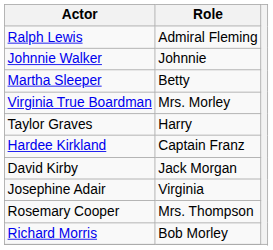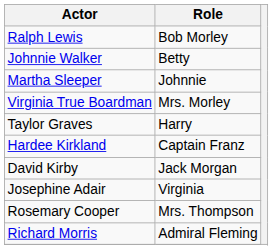(208, 37) Admiral Fleming -> (193, 37) Bob Morley
(182, 59) Johnnie -> (174, 59) Betty
(174, 80) Betty -> (182, 80) Johnnie
(193, 233) Bob Morley -> (208, 233) Admiral Fleming
